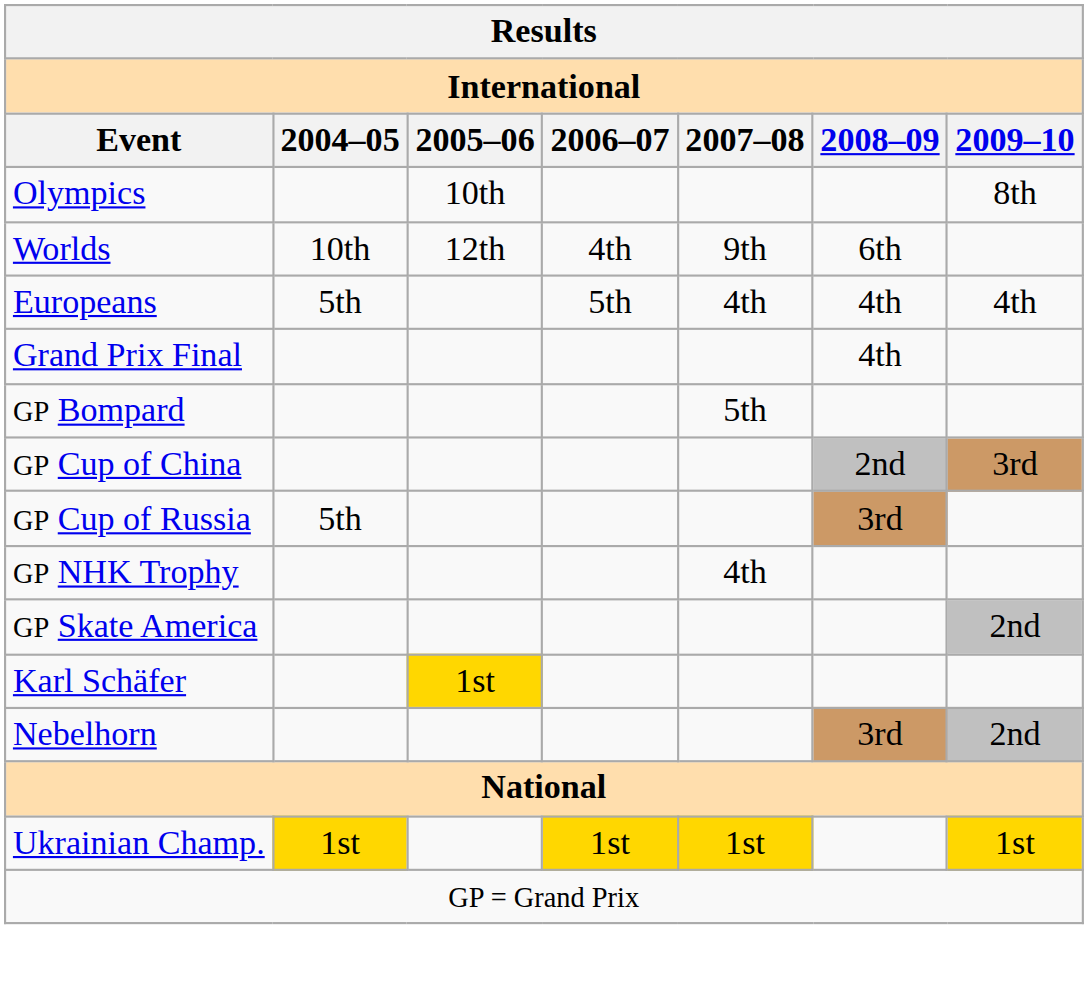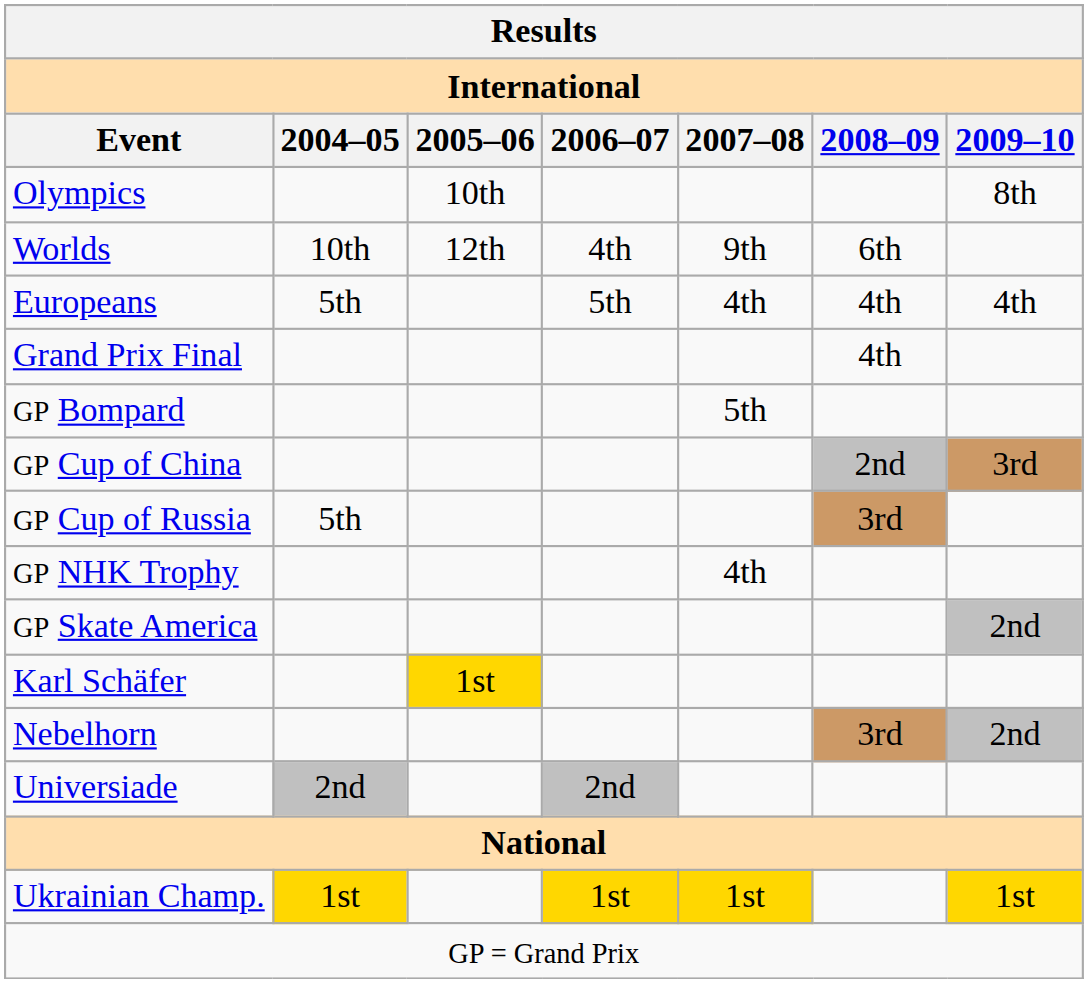+ row: (95, 788)
